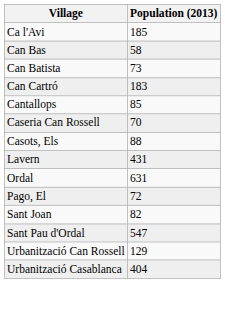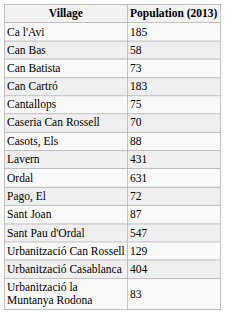(174, 105) 85 -> (174, 105) 75
(174, 214) 82 -> (174, 214) 87
+ row: (50, 294)
